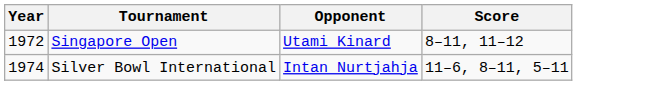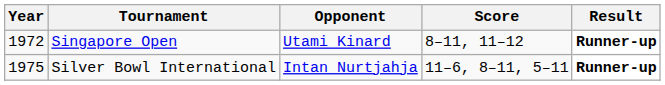+ column: (616, 17)
(26, 67) 1974 -> (26, 67) 1975
